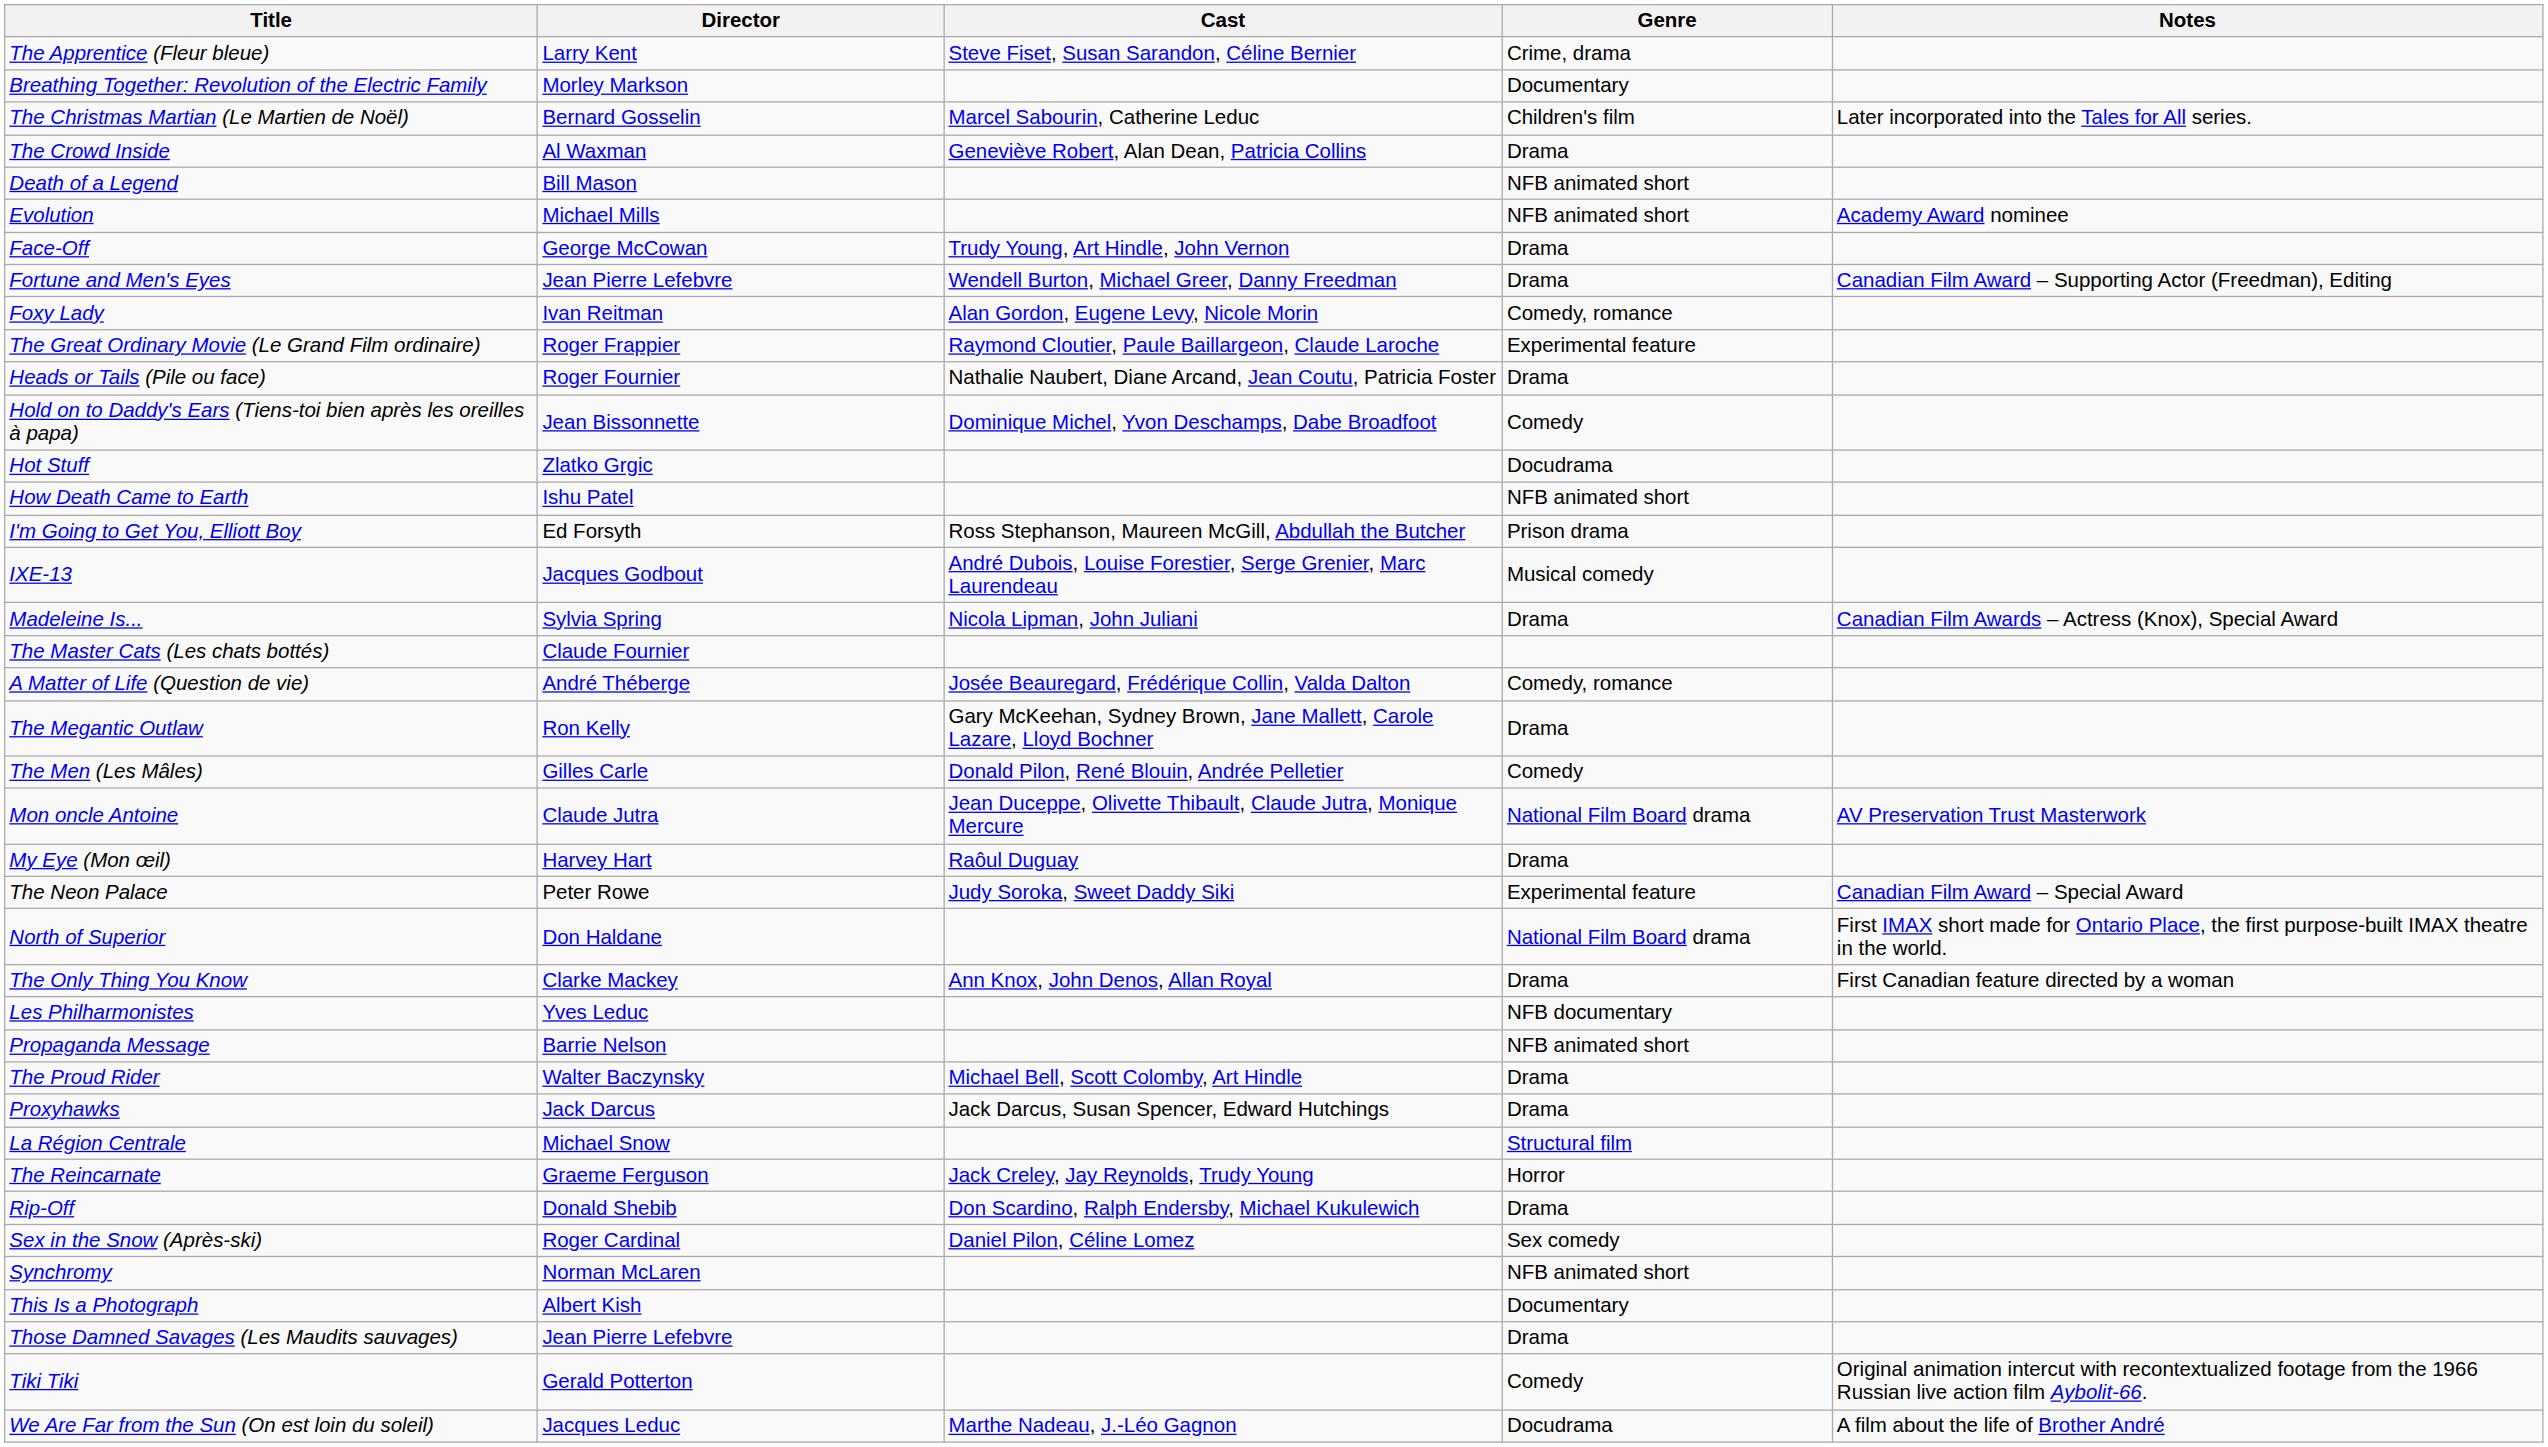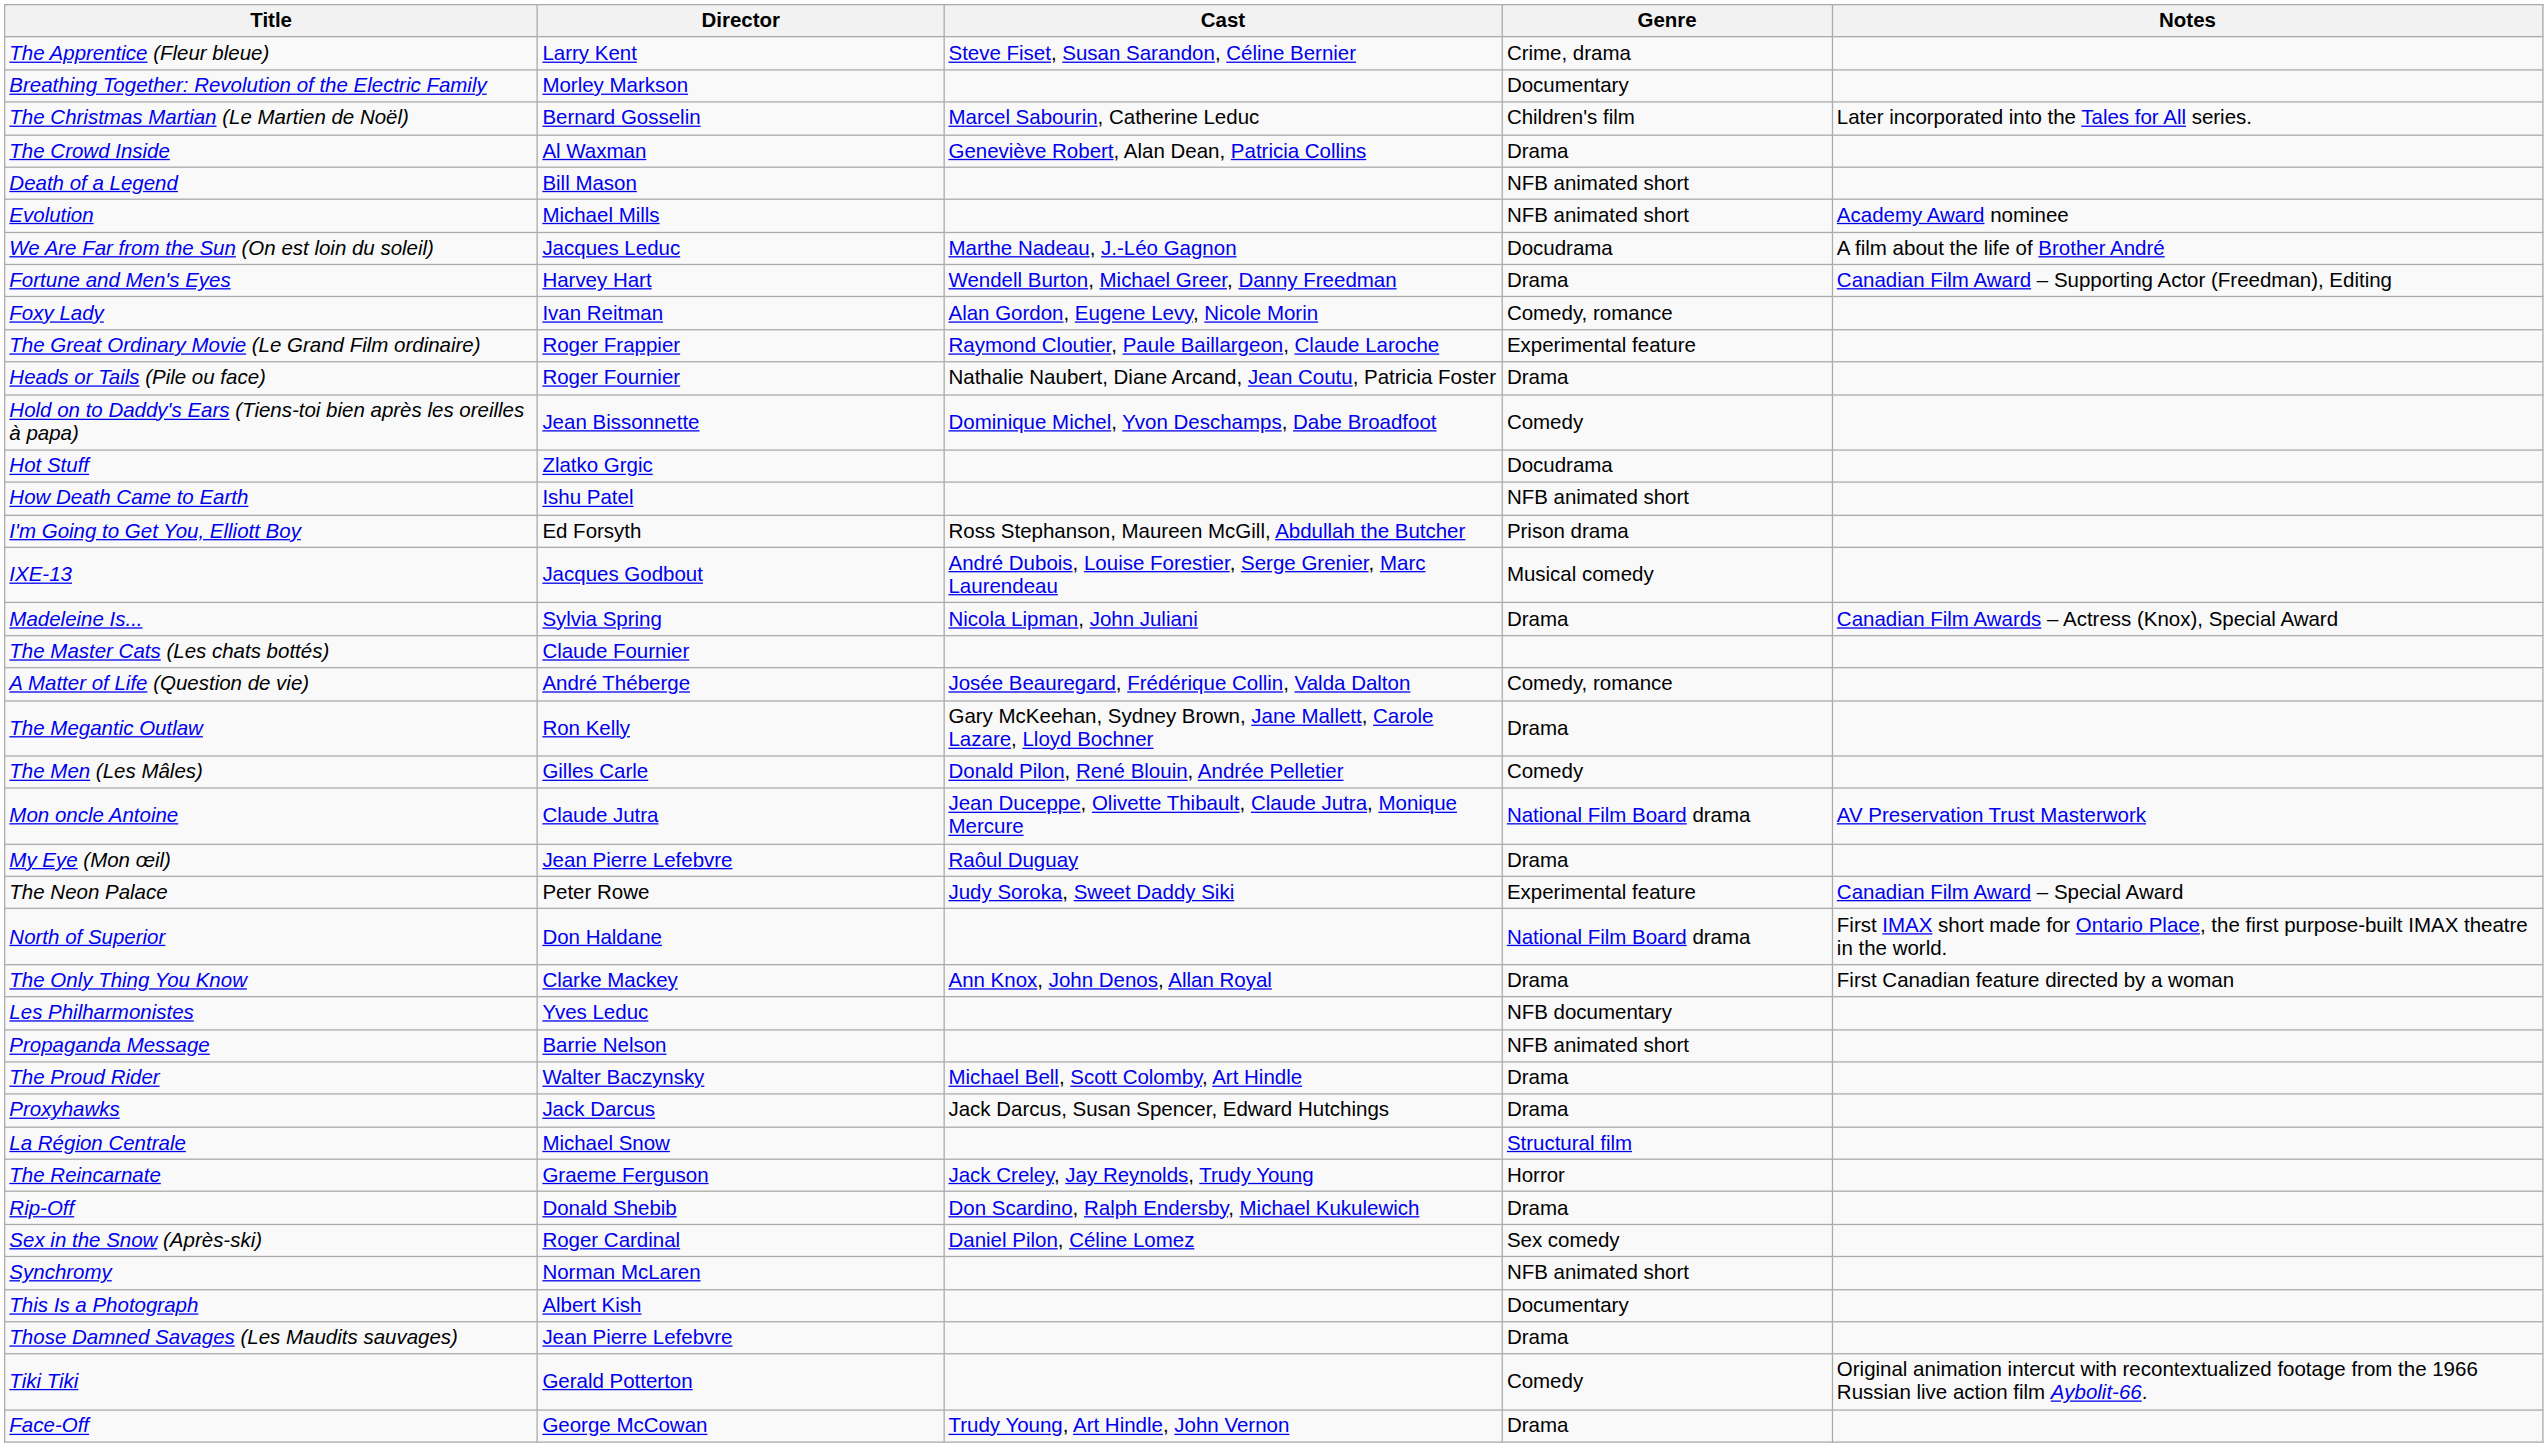rows swapped: (49, 248) <-> (222, 1425)
(637, 280) Jean Pierre Lefebvre -> (597, 280) Harvey Hart
(597, 859) Harvey Hart -> (637, 859) Jean Pierre Lefebvre
